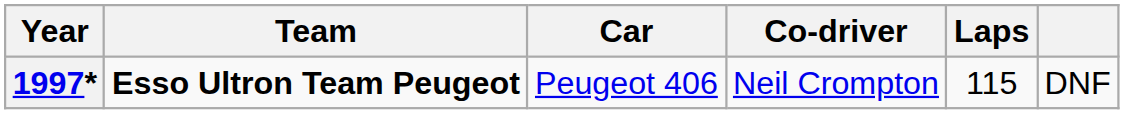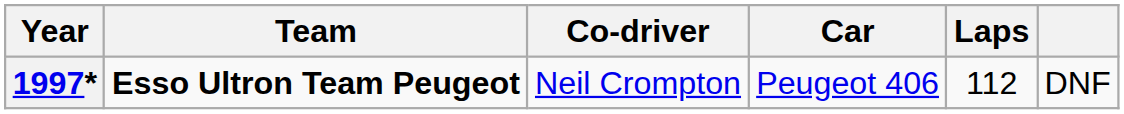columns swapped: (836, 31) <-> (626, 31)
(992, 82) 115 -> (992, 82) 112
